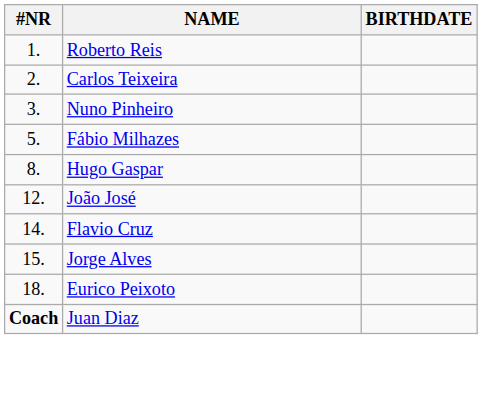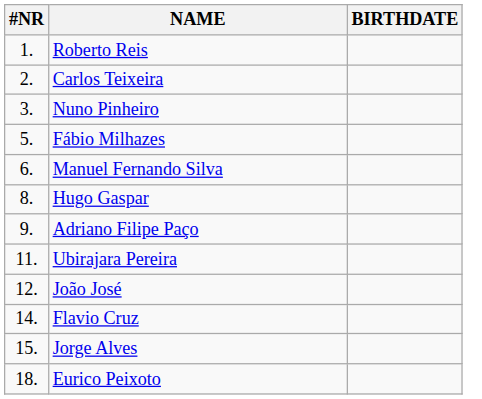+ row: (138, 169)
+ row: (126, 229)
+ row: (115, 259)
- row: (103, 319)
